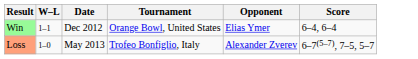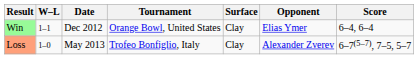+ column: (241, 12)
